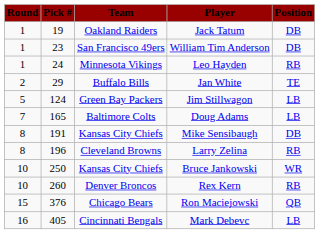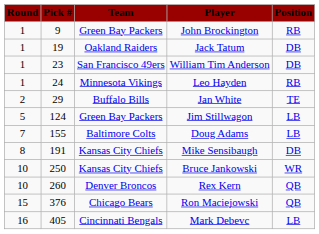+ row: (220, 30)
(58, 116) 165 -> (58, 133) 155
- row: (220, 151)
(293, 185) RB -> (293, 185) QB
